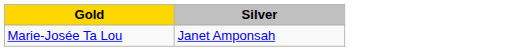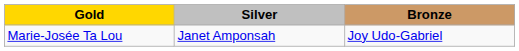+ column: (430, 14)
